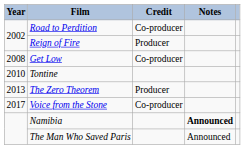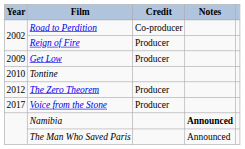(16, 59) 2008 -> (16, 59) 2009
(159, 59) Co-producer -> (152, 59) Producer
(16, 90) 2013 -> (16, 90) 2012
(159, 105) Co-producer -> (152, 105) Producer
